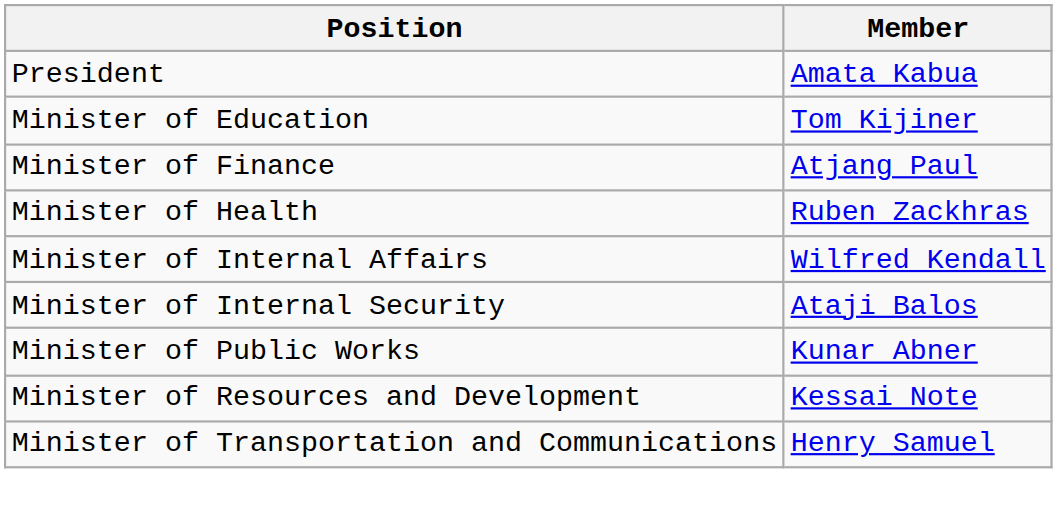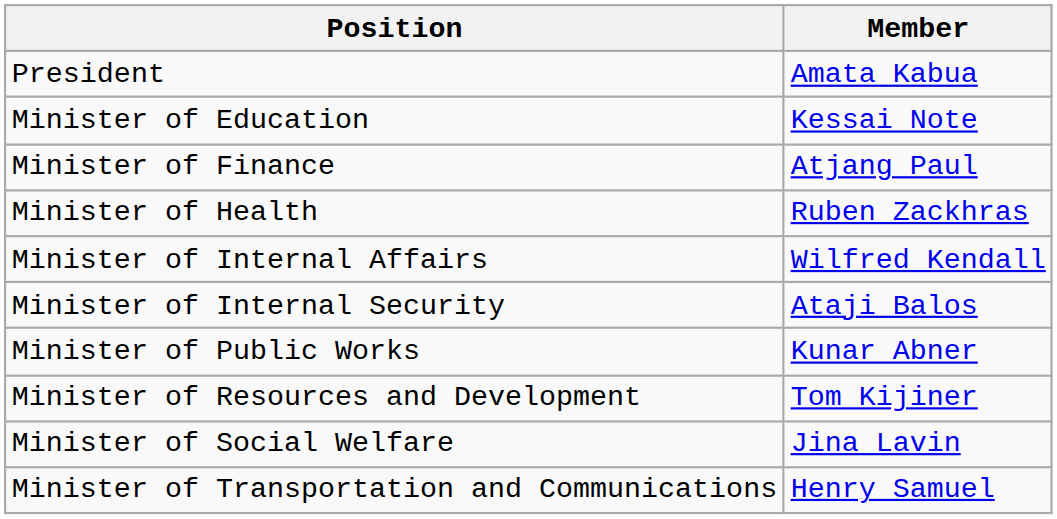(884, 121) Tom Kijiner -> (884, 121) Kessai Note
(884, 398) Kessai Note -> (884, 398) Tom Kijiner
+ row: (233, 444)
